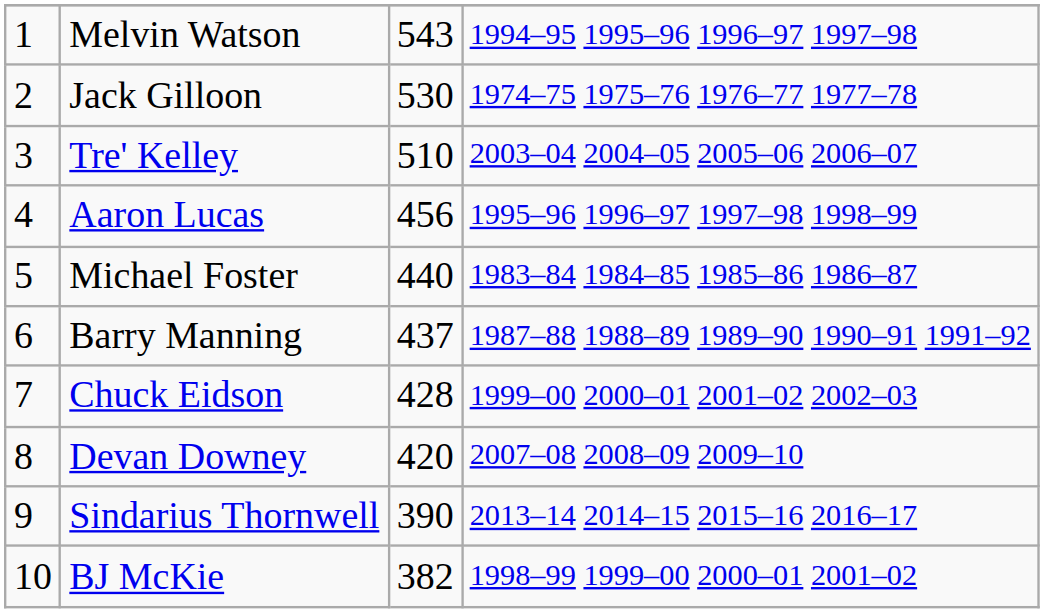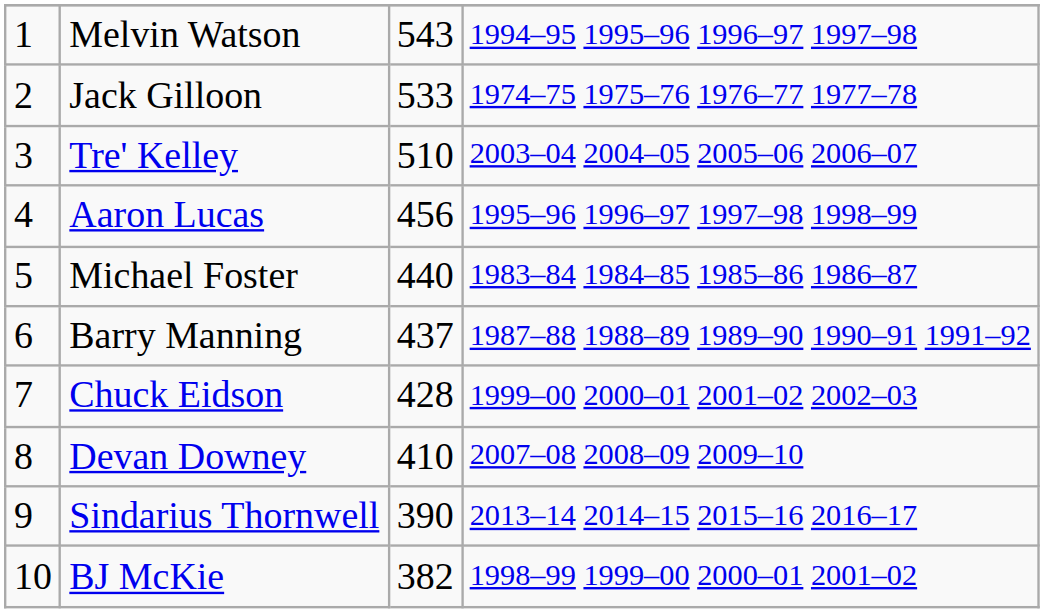(425, 94) 530 -> (425, 94) 533
(425, 455) 420 -> (425, 455) 410
